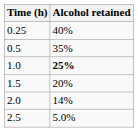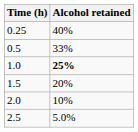(63, 48) 35% -> (63, 48) 33%
(63, 100) 14% -> (63, 100) 10%
